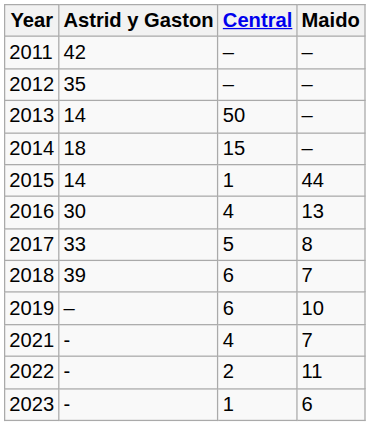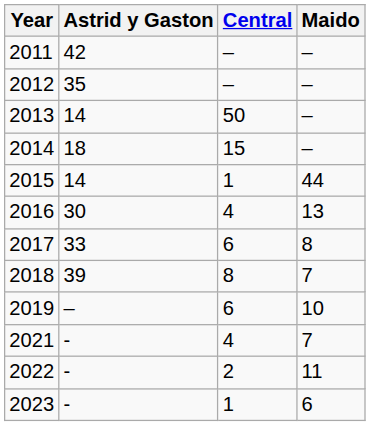(228, 244) 5 -> (228, 244) 6
(228, 276) 6 -> (228, 276) 8
